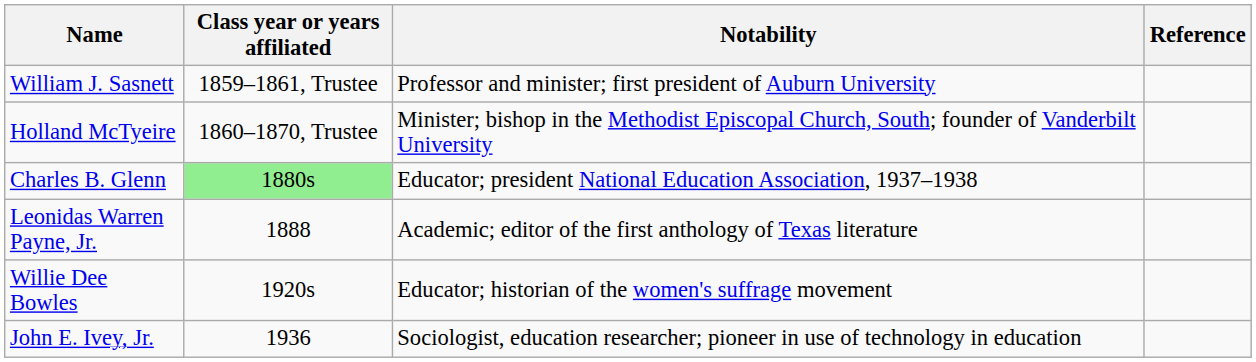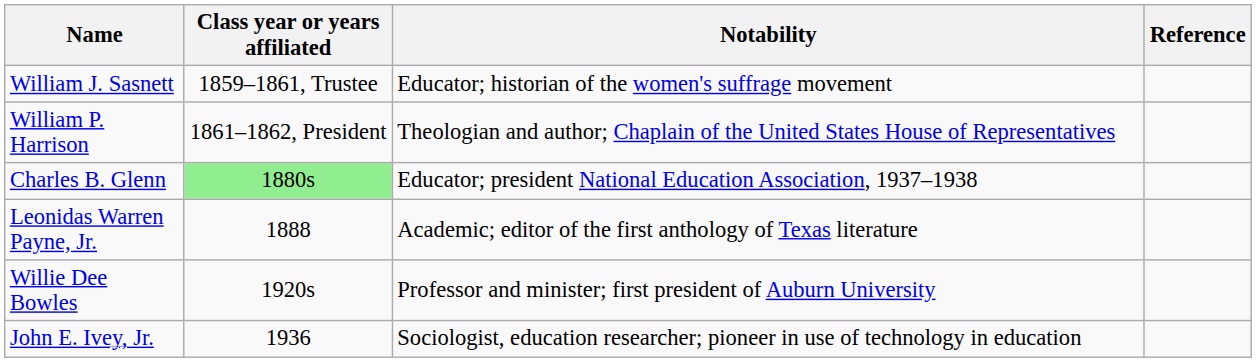(666, 83) Professor and minister; first president of Auburn University -> (645, 83) Educator; historian of the women's suffrage movement
- row: (93, 132)
+ row: (57, 132)
(645, 290) Educator; historian of the women's suffrage movement -> (666, 290) Professor and minister; first president of Auburn University
